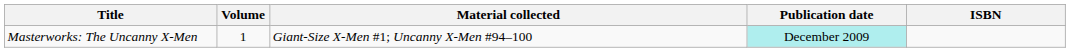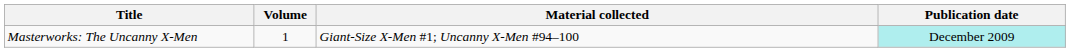- column: (986, 15)
